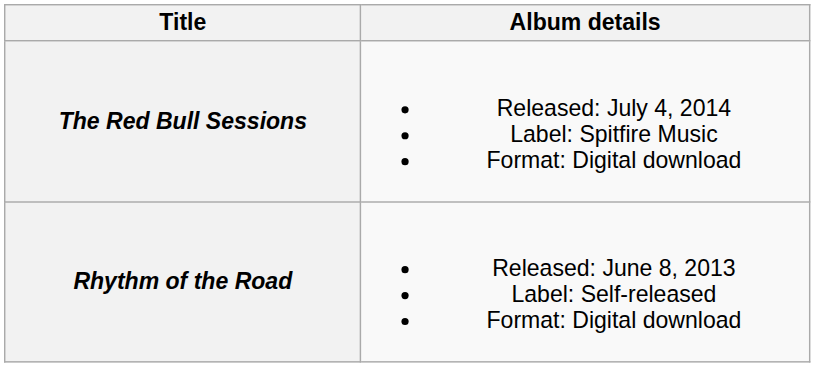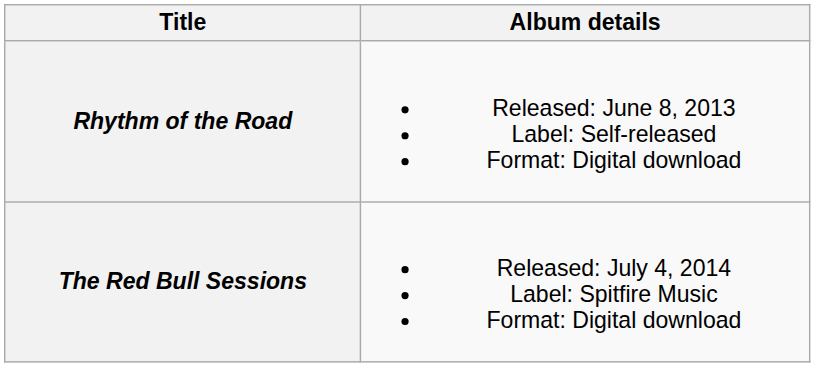rows swapped: (183, 281) <-> (183, 121)
